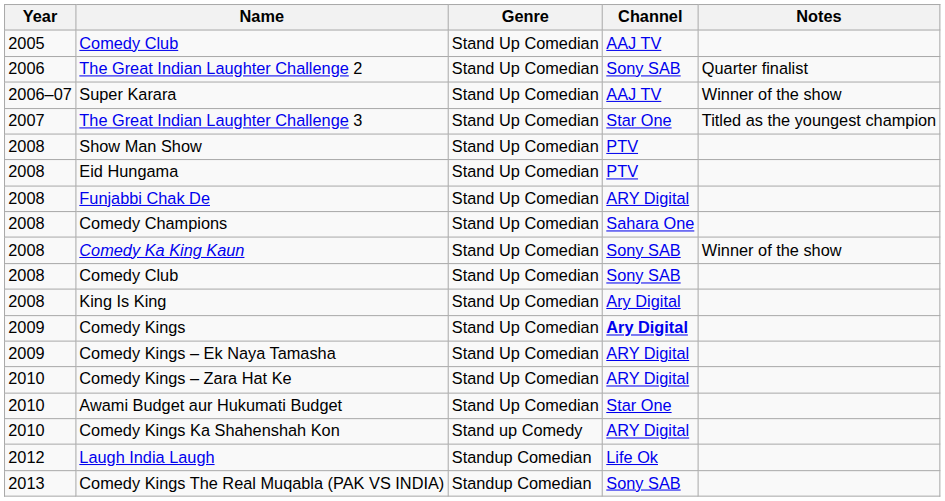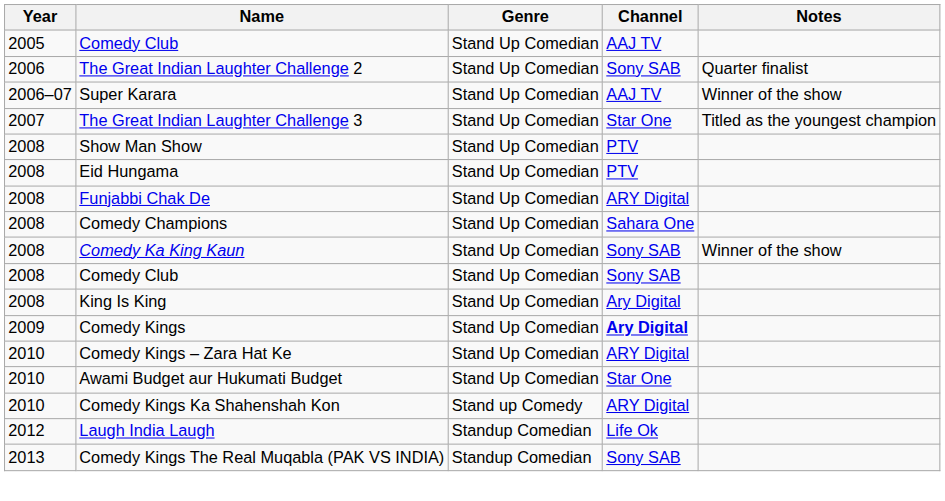- row: (26, 353)
